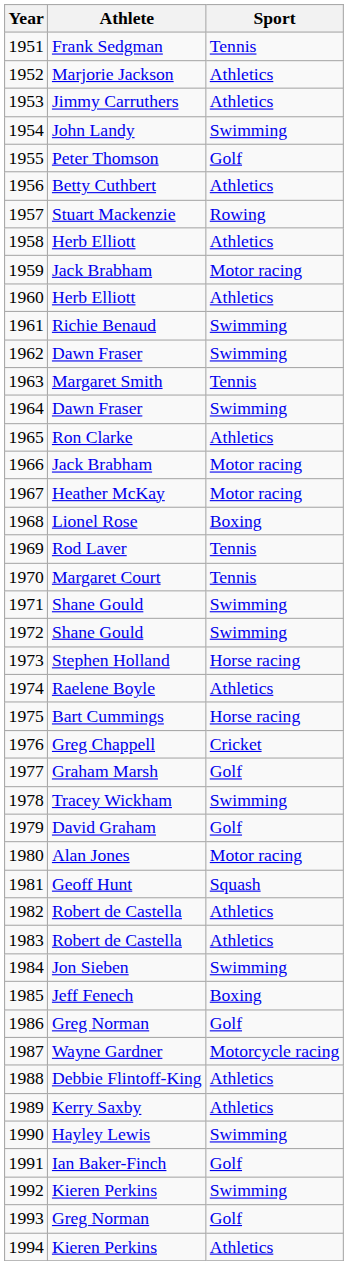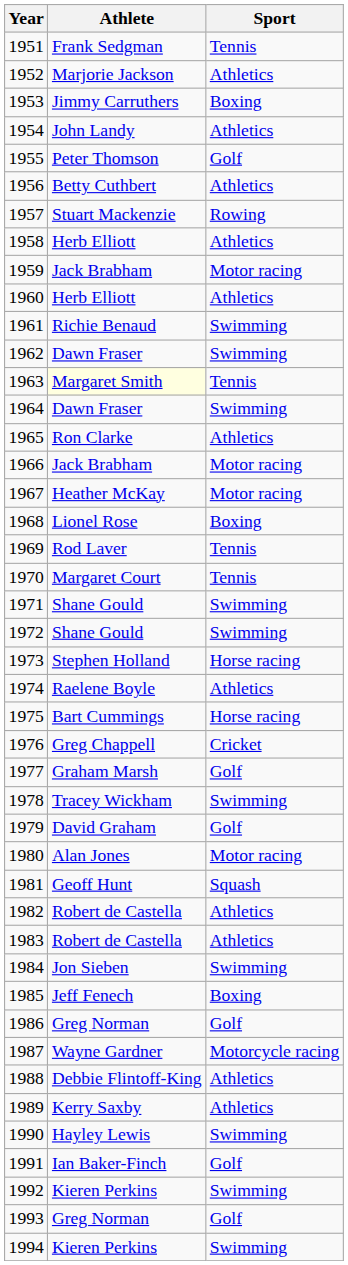(242, 102) Athletics -> (236, 102) Boxing
(248, 130) Swimming -> (242, 130) Athletics
(107, 381) no background -> (107, 381) lightyellow background
(242, 1246) Athletics -> (248, 1246) Swimming
